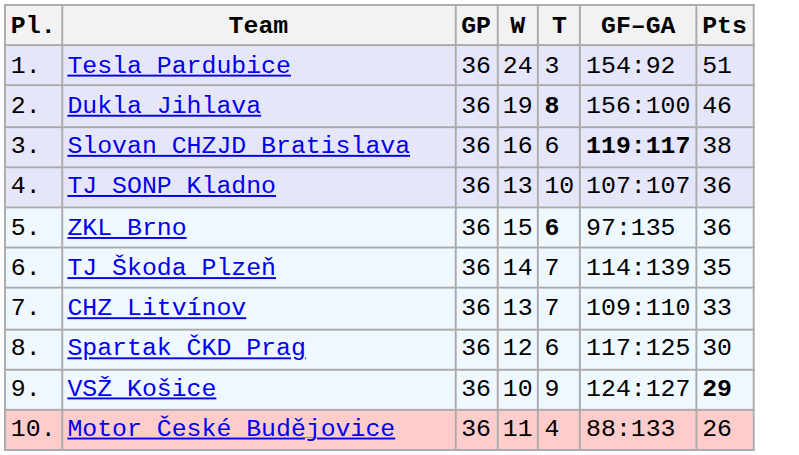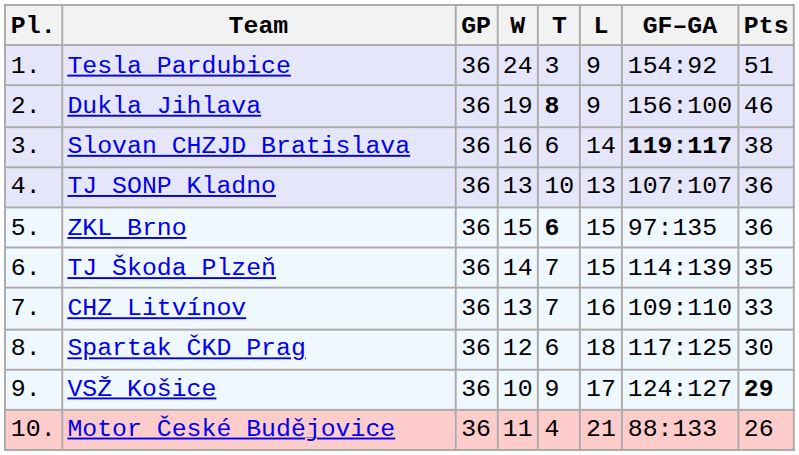+ column: (601, 25)
